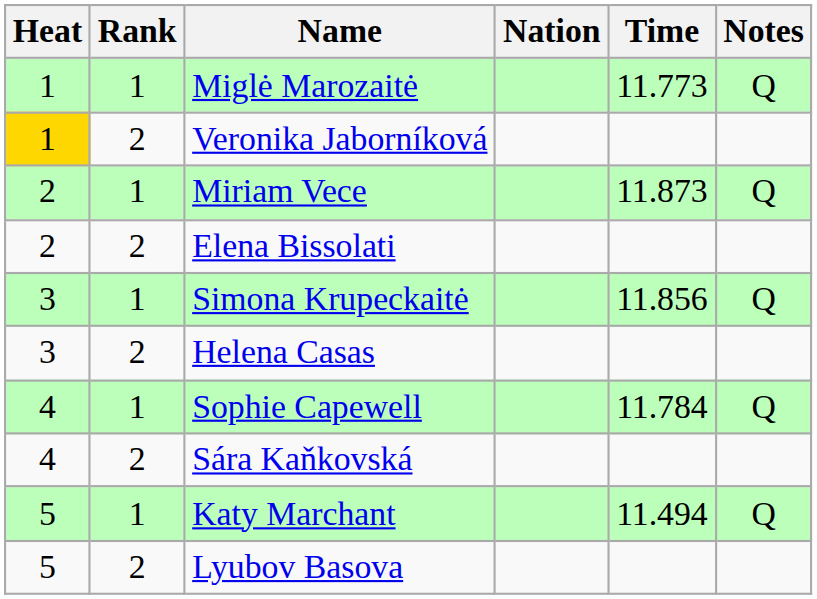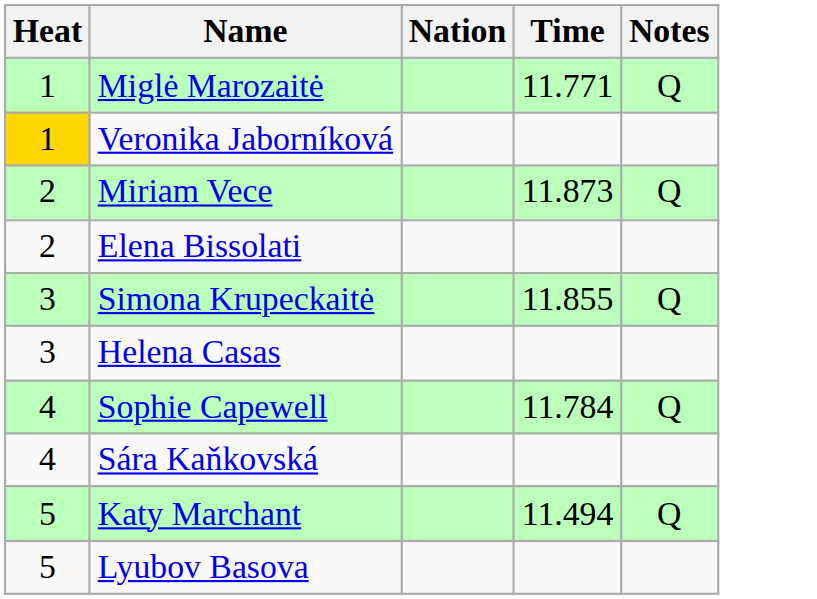- column: (137, 31)
(662, 84) 11.773 -> (568, 84) 11.771
(662, 298) 11.856 -> (568, 298) 11.855
